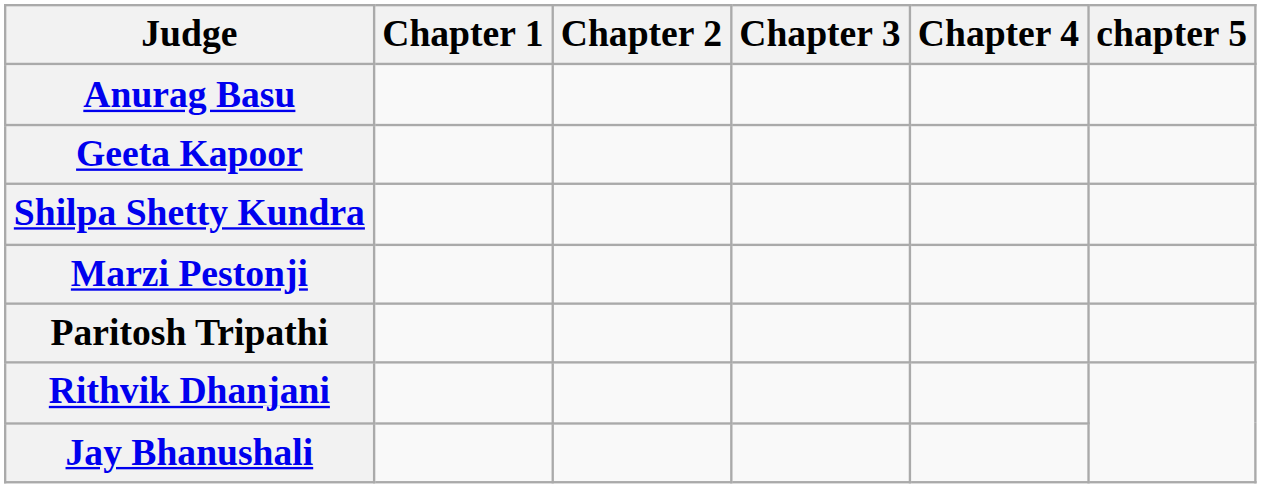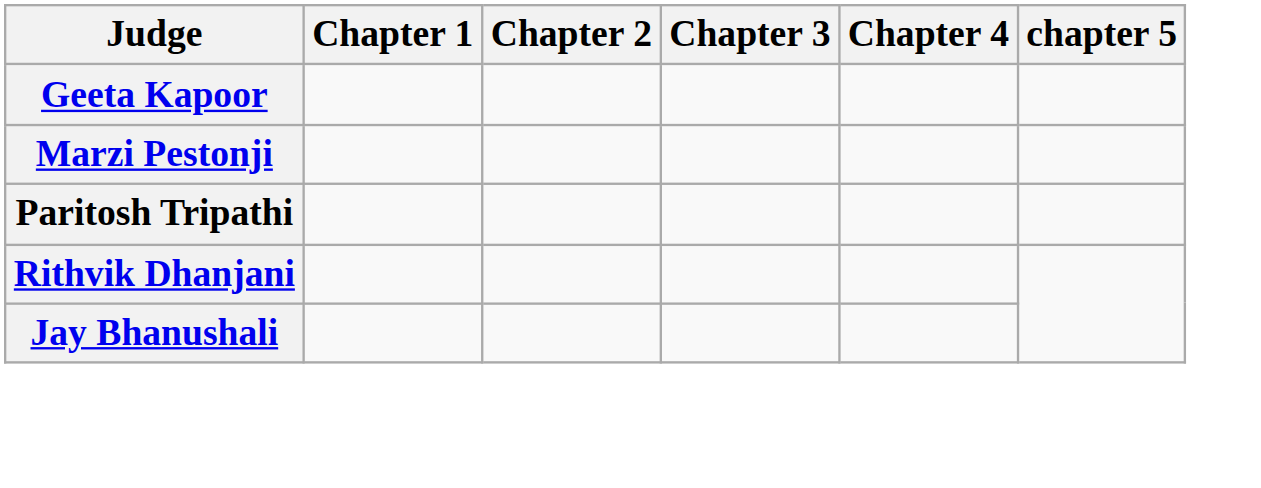- row: (189, 93)
- row: (189, 213)
